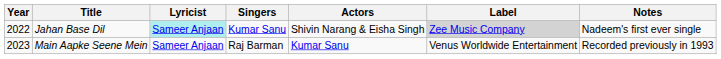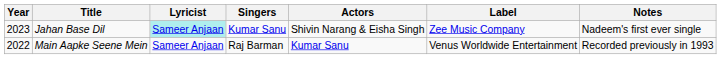(18, 29) 2022 -> (18, 29) 2023
(477, 29) lightgrey background -> (477, 29) no background
(18, 45) 2023 -> (18, 45) 2022
